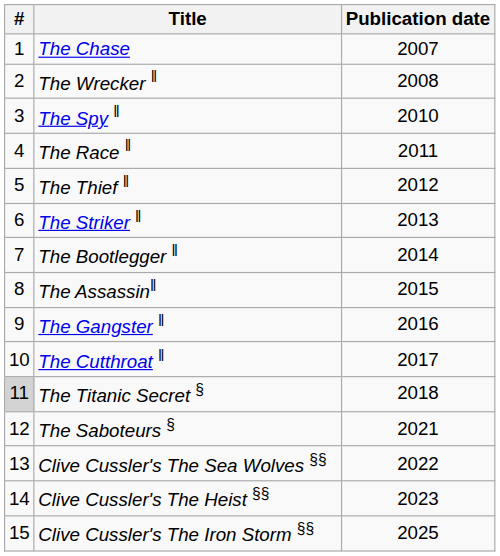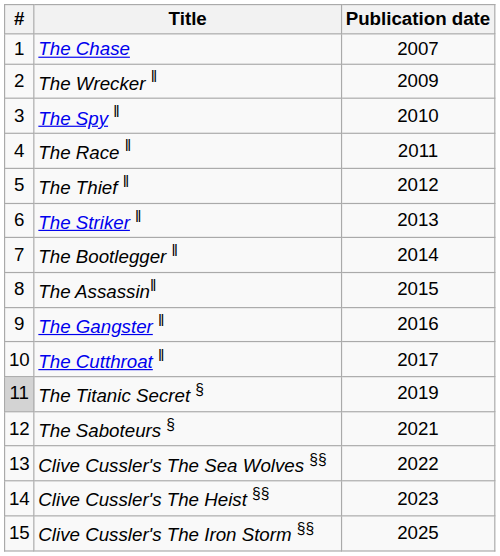(418, 81) 2008 -> (418, 81) 2009
(418, 394) 2018 -> (418, 394) 2019
